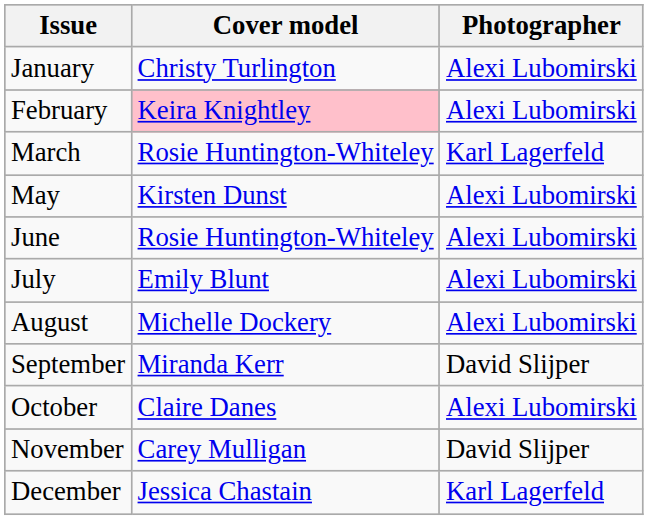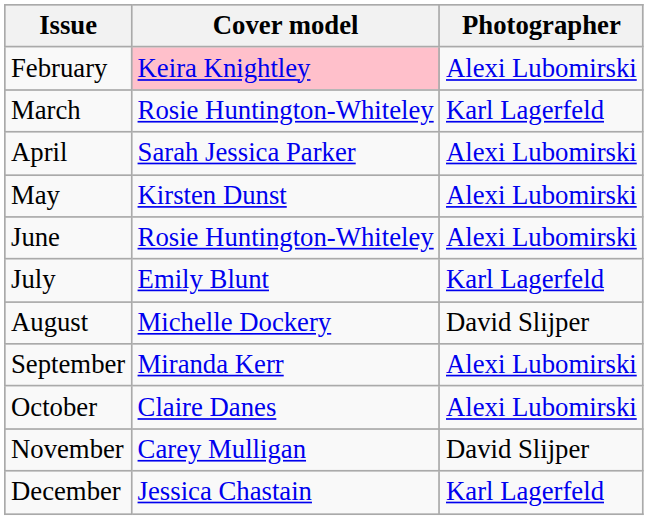- row: (53, 68)
+ row: (39, 152)
(541, 279) Alexi Lubomirski -> (525, 279) Karl Lagerfeld
(541, 322) Alexi Lubomirski -> (518, 322) David Slijper
(518, 364) David Slijper -> (541, 364) Alexi Lubomirski
